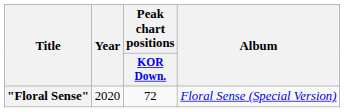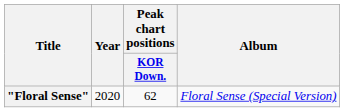(150, 96) 72 -> (150, 96) 62
